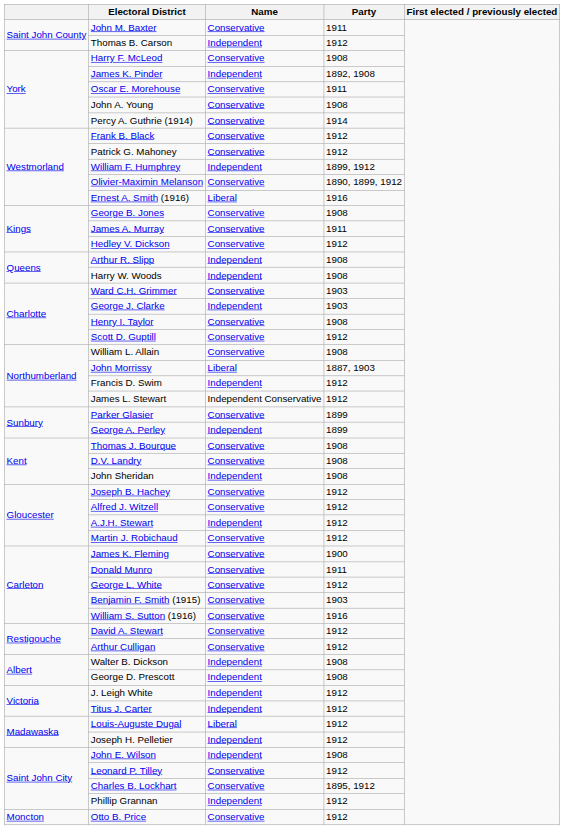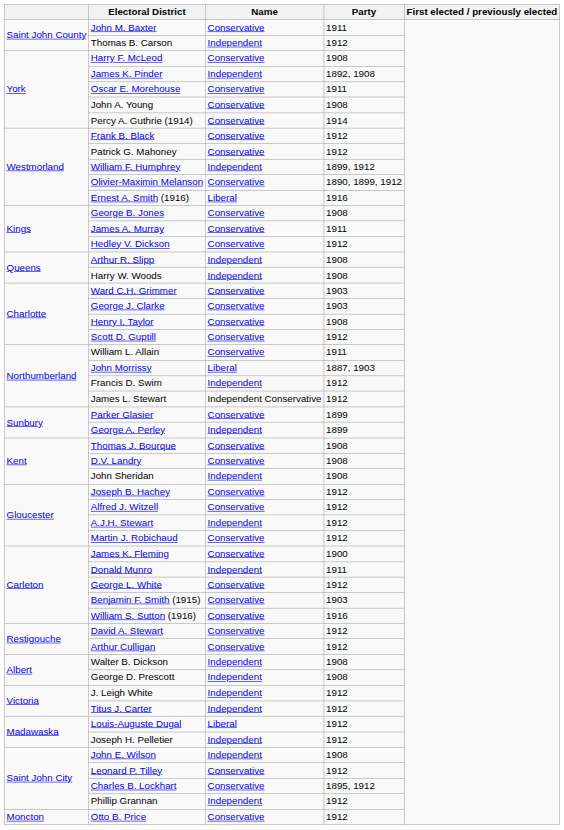(235, 306) Independent -> (236, 306) Conservative
(337, 352) 1908 -> (337, 352) 1911
(236, 569) Conservative -> (235, 569) Independent
